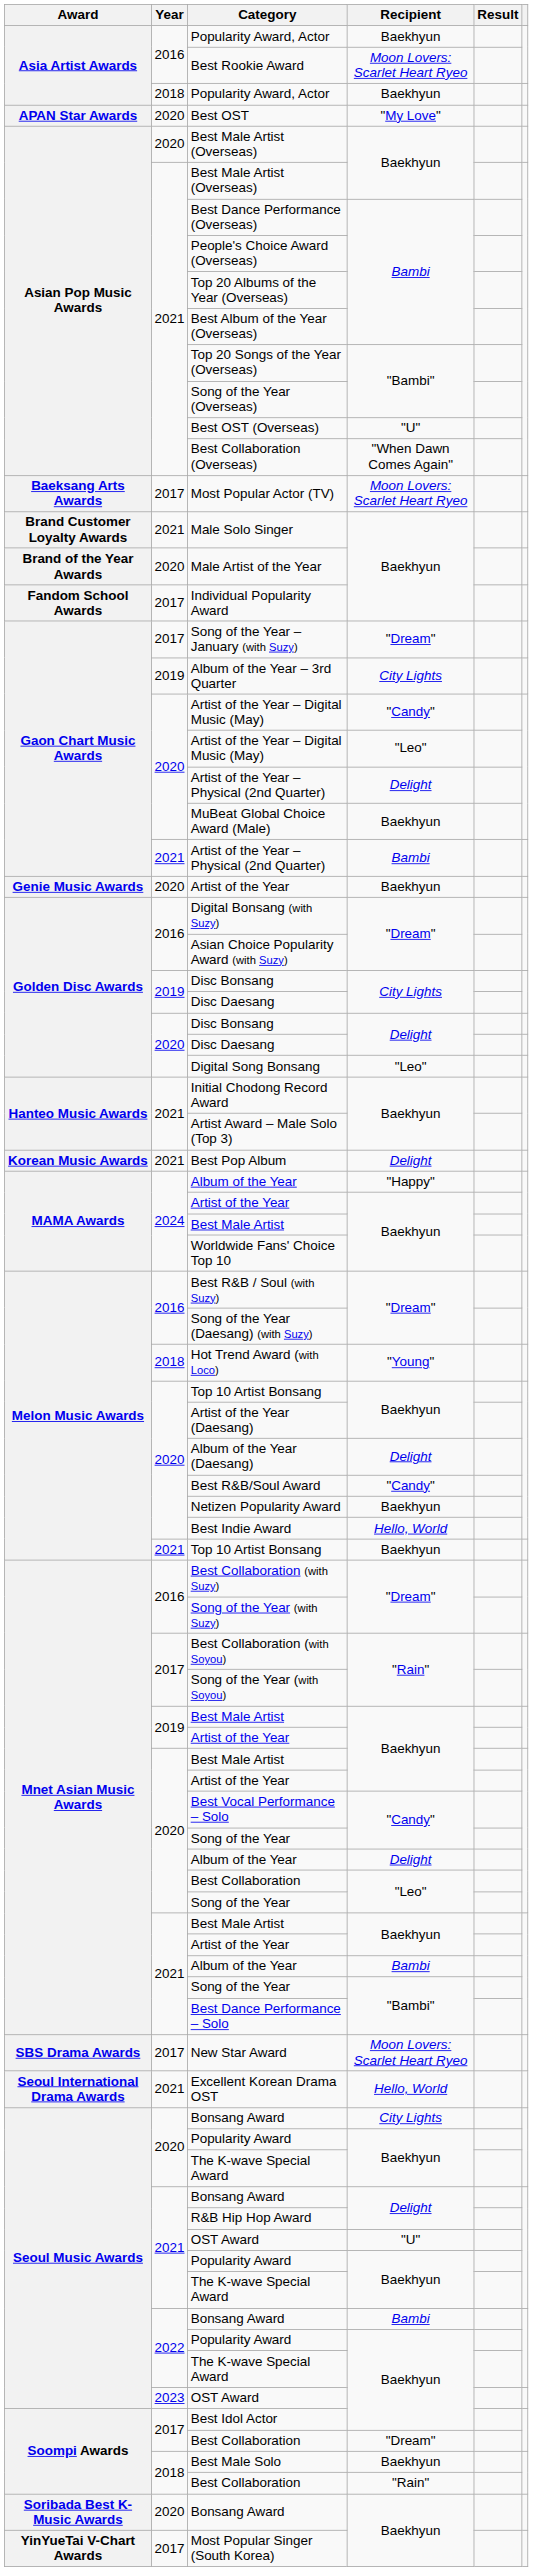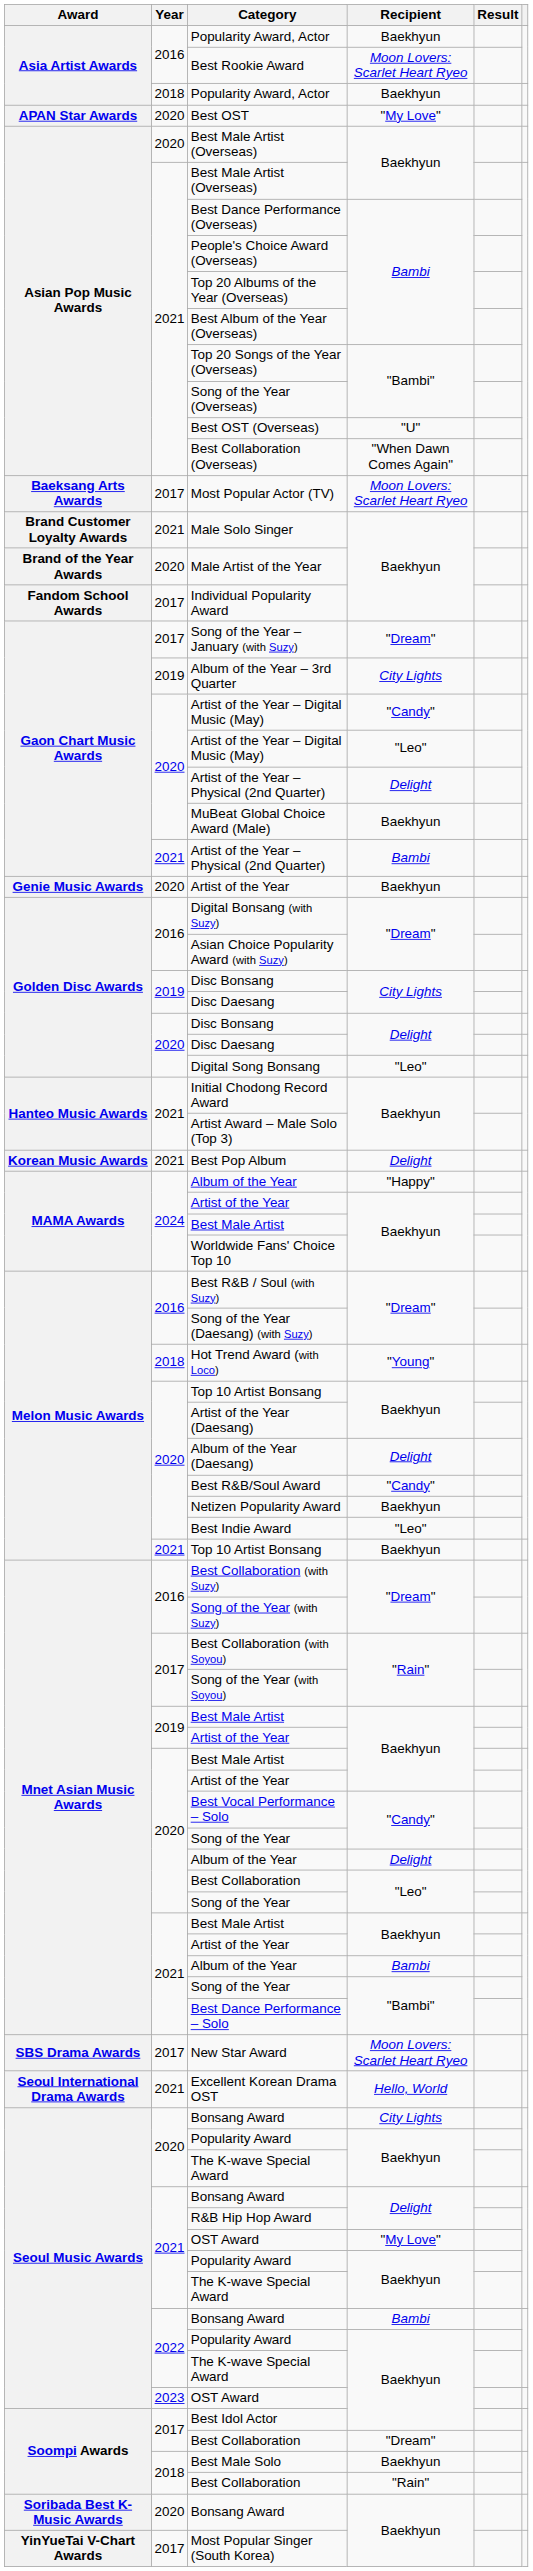(411, 1528) Hello, World -> (411, 1528) "Leo"
(411, 2239) "U" -> (411, 2239) "My Love"
